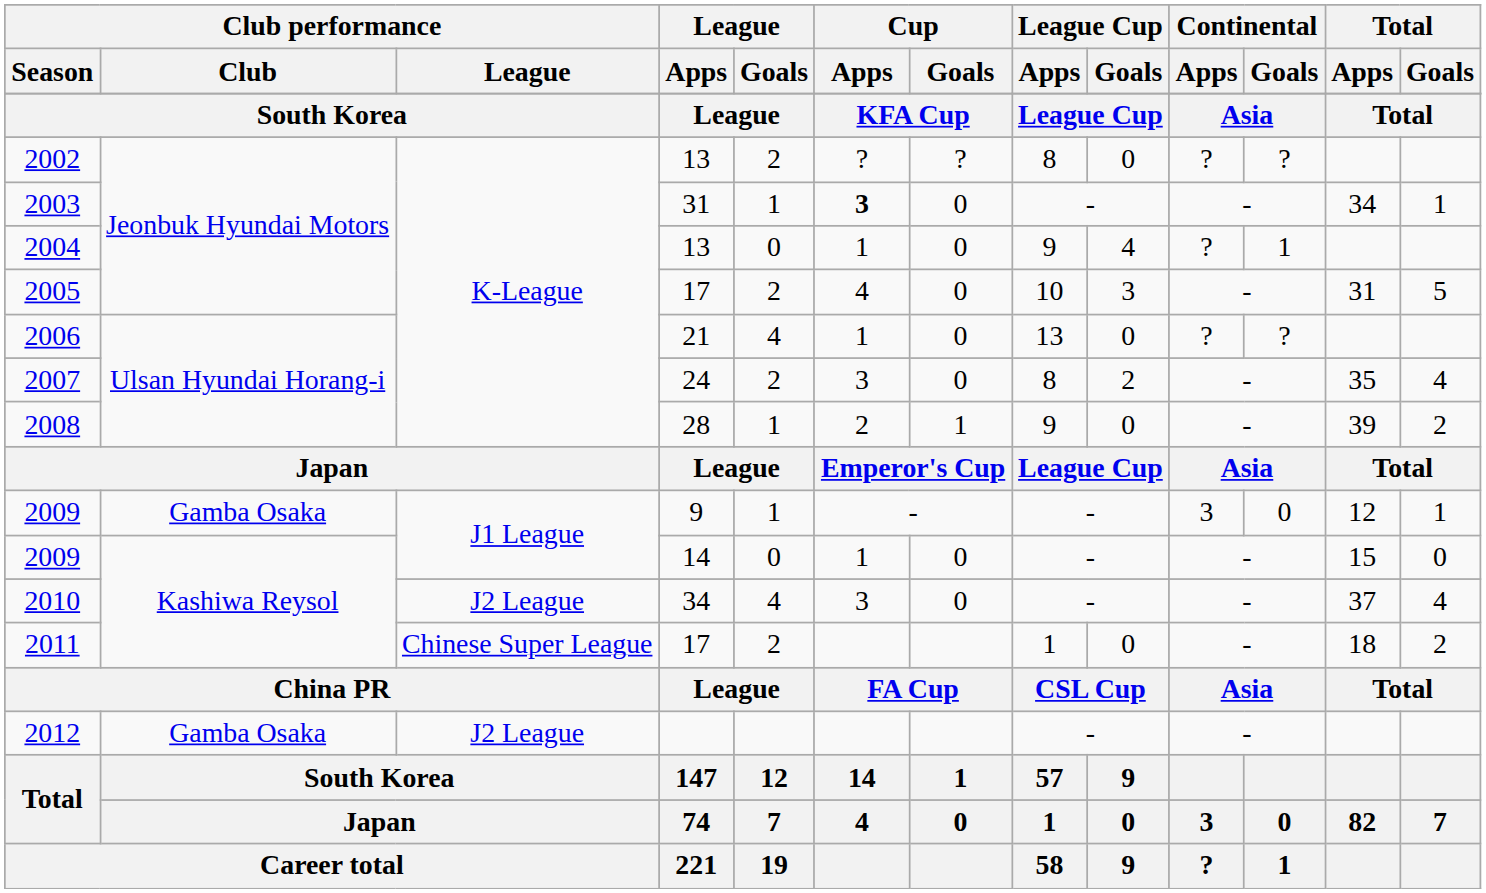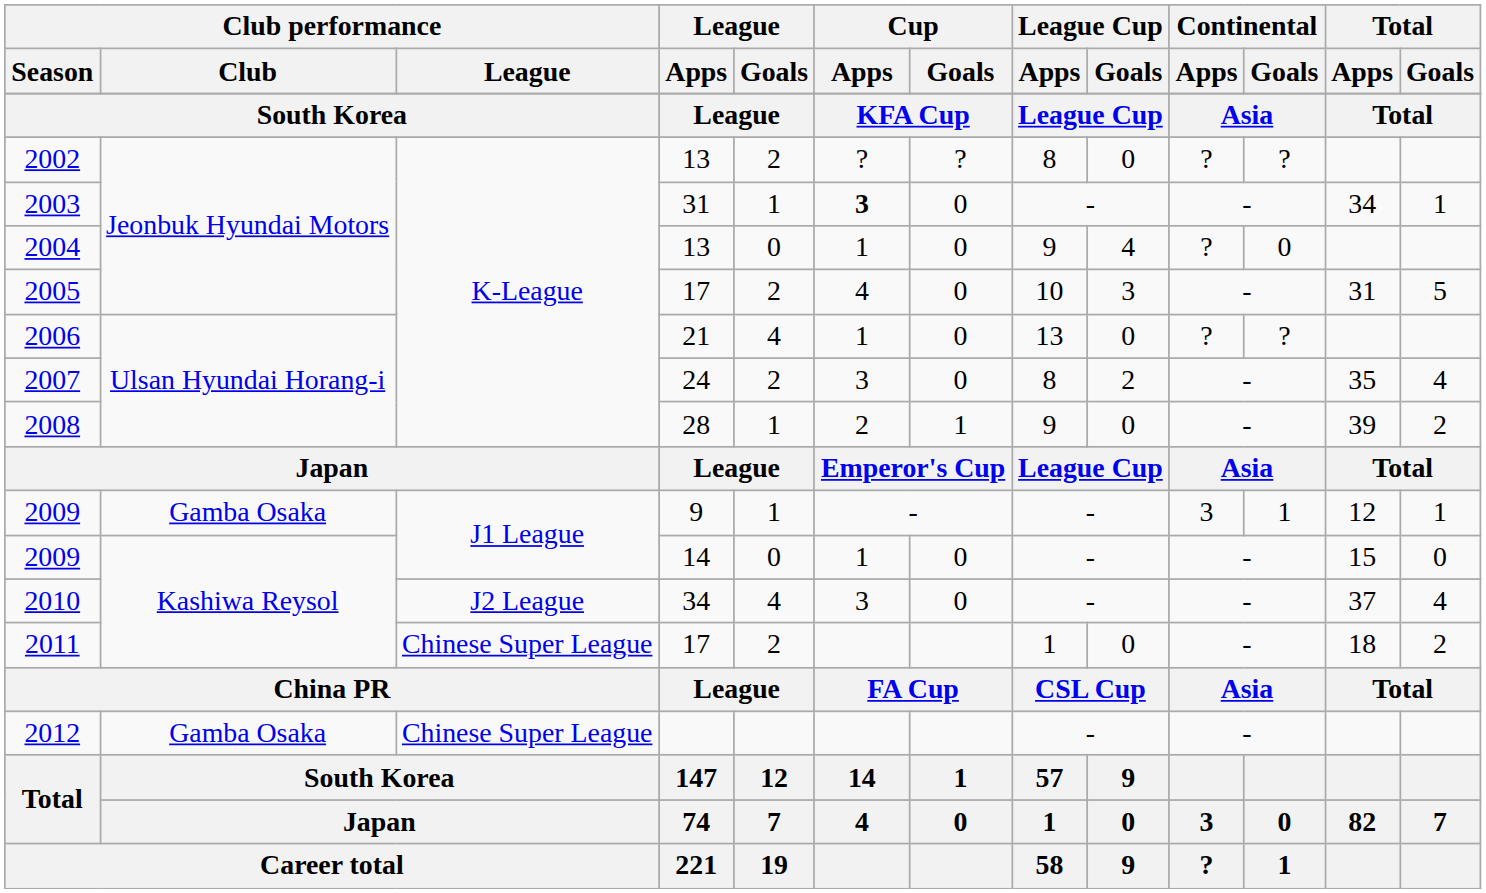(1284, 247) 1 -> (1284, 247) 0
(1284, 512) 0 -> (1284, 512) 1
(527, 733) J2 League -> (527, 733) Chinese Super League
